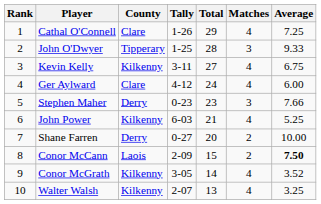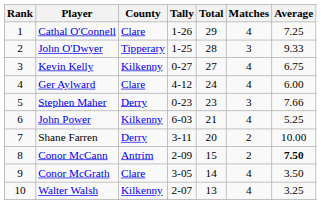(182, 66) 3-11 -> (182, 66) 0-27
(182, 137) 0-27 -> (182, 137) 3-11
(133, 155) Laois -> (137, 155) Antrim
(142, 173) Kilkenny -> (133, 173) Clare
(294, 173) 3.52 -> (294, 173) 3.50
